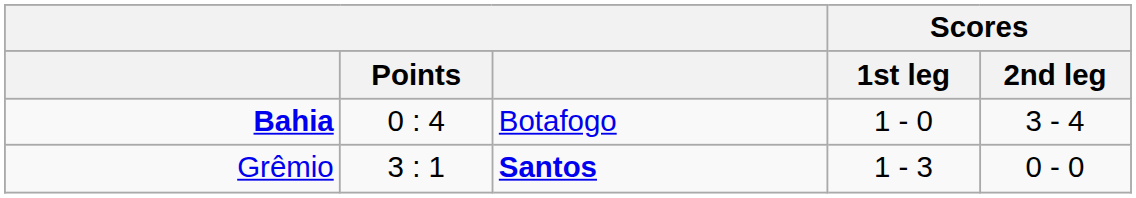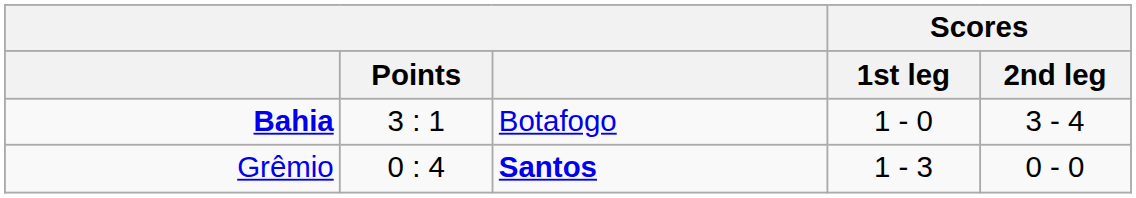(416, 121) 0 : 4 -> (416, 121) 3 : 1
(416, 167) 3 : 1 -> (416, 167) 0 : 4
